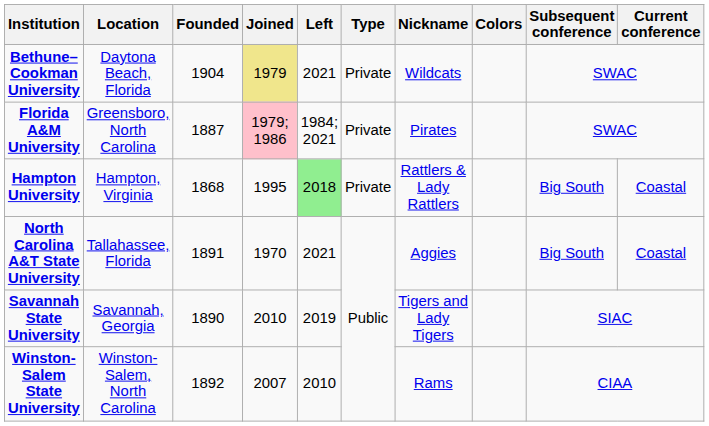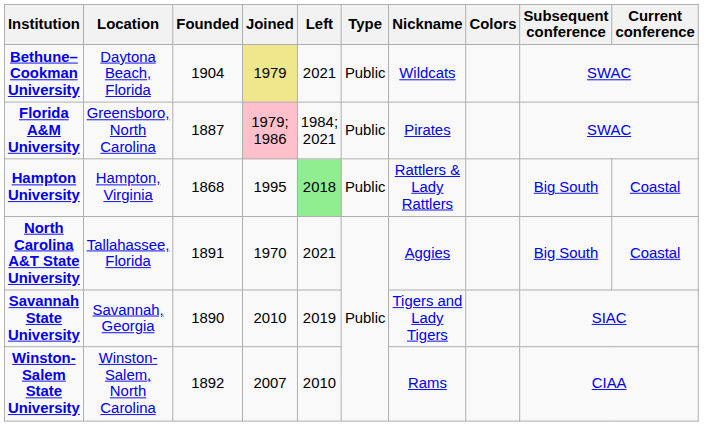(368, 73) Private -> (365, 73) Public
(368, 130) Private -> (365, 130) Public
(368, 187) Private -> (365, 187) Public
